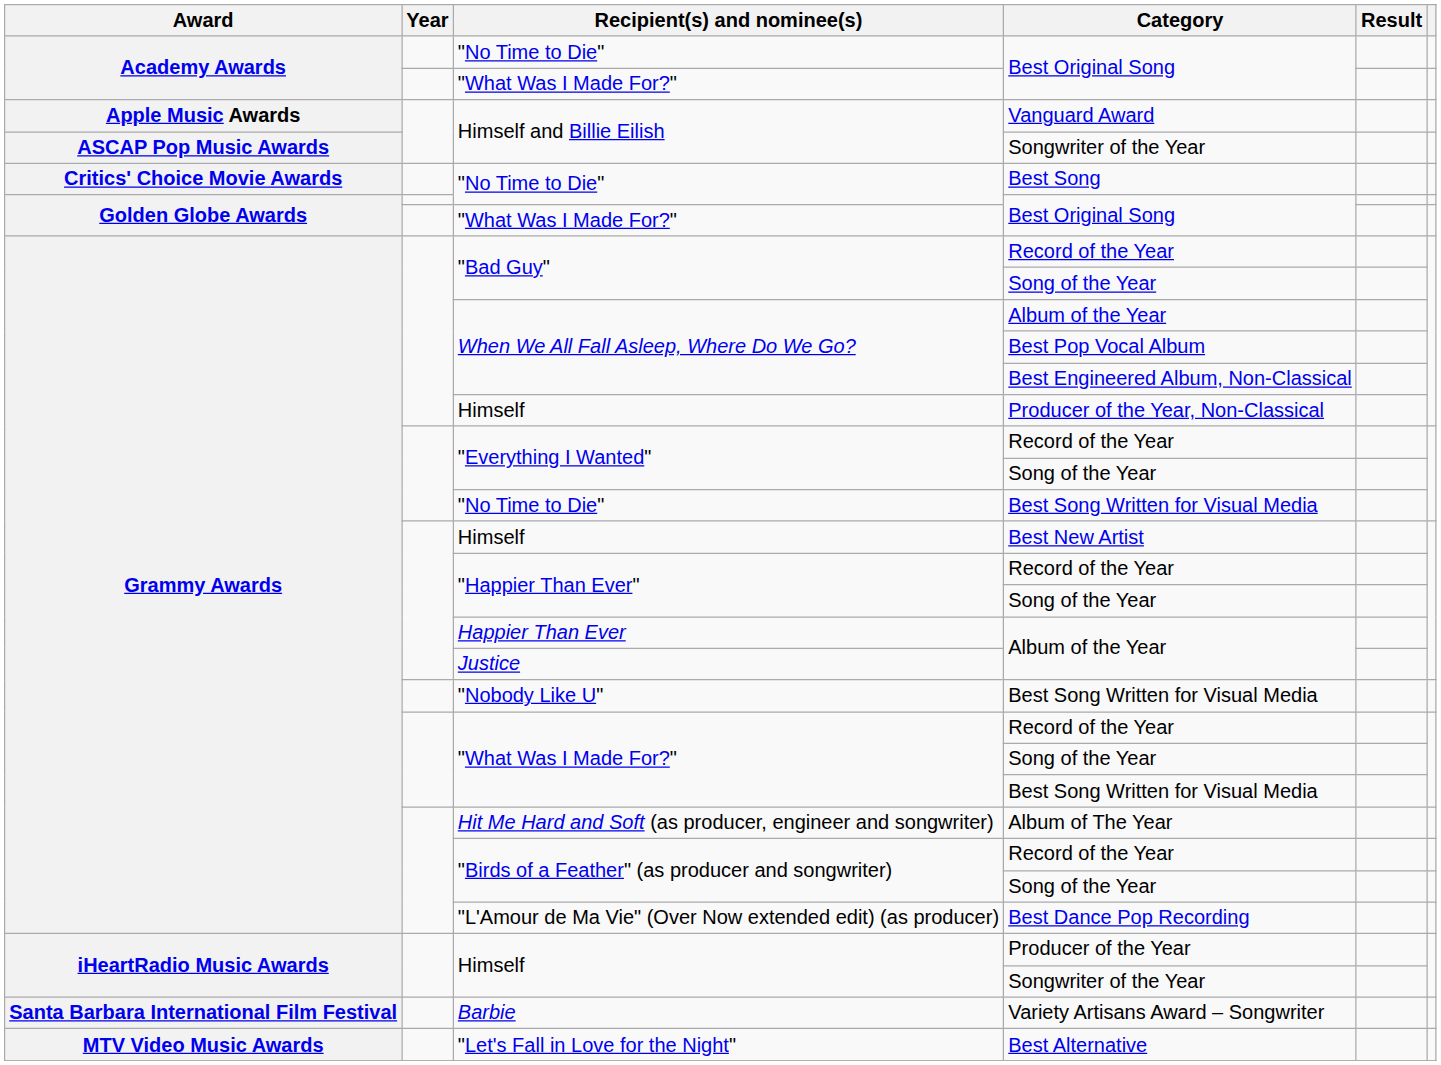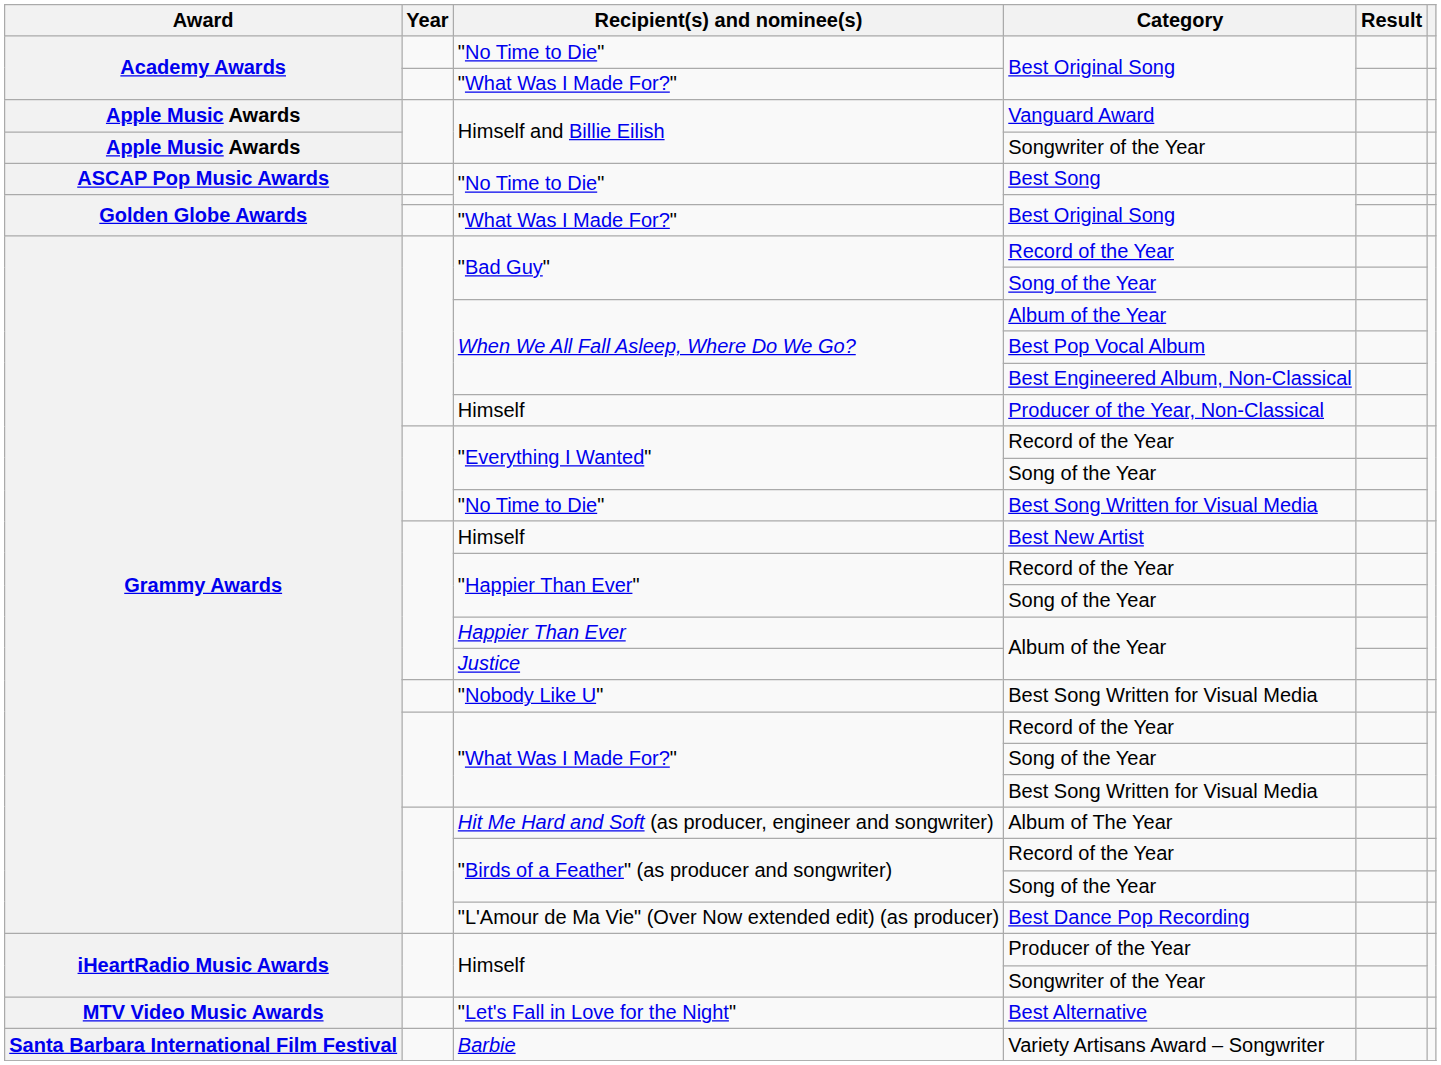(203, 147) ASCAP Pop Music Awards -> (203, 147) Apple Music Awards
(203, 178) Critics' Choice Movie Awards -> (203, 178) ASCAP Pop Music Awards
rows swapped: (597, 1044) <-> (487, 1012)
